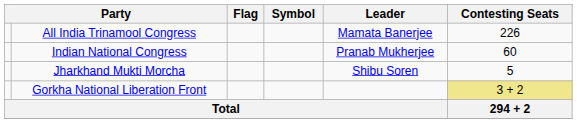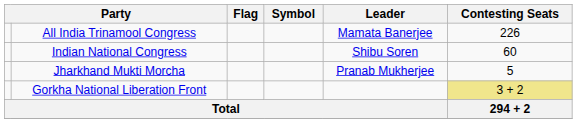(385, 52) Pranab Mukherjee -> (385, 52) Shibu Soren
(385, 71) Shibu Soren -> (385, 71) Pranab Mukherjee
